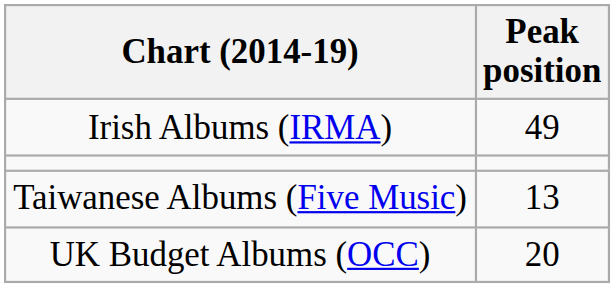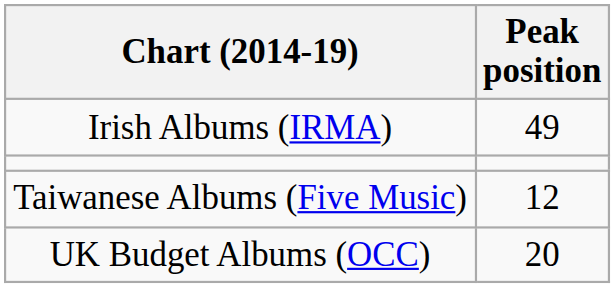(542, 198) 13 -> (542, 198) 12
